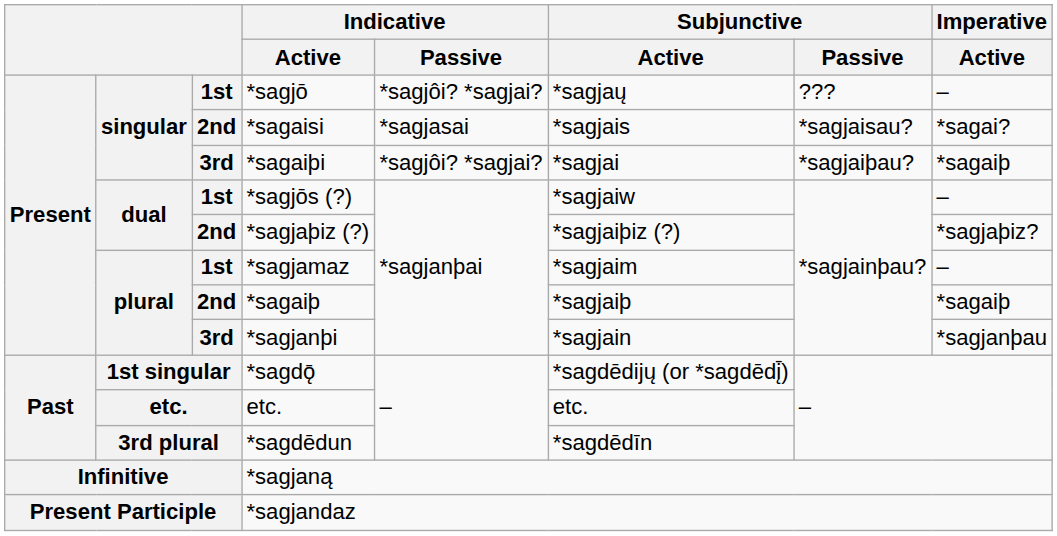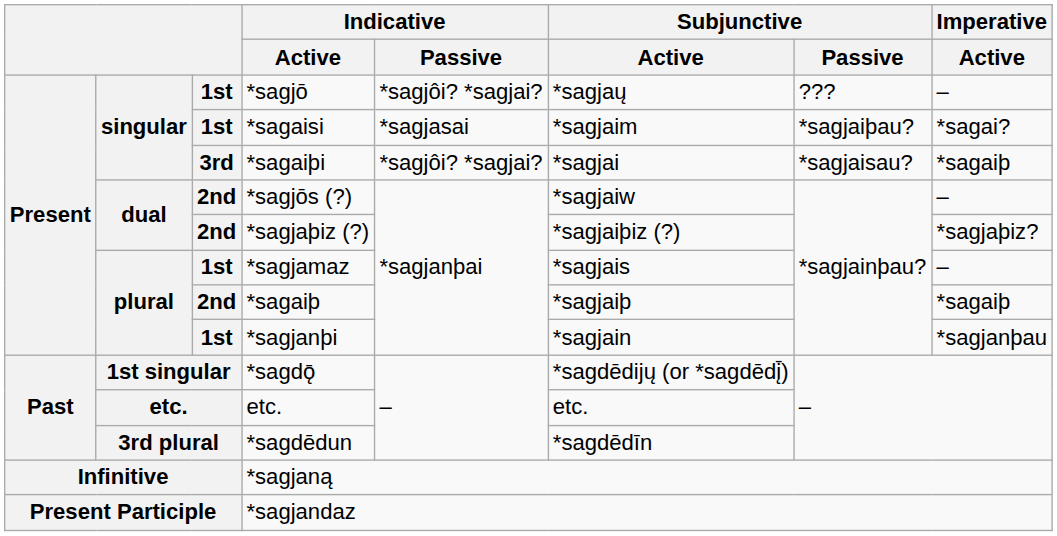(217, 127) 2nd -> (217, 127) 1st
(591, 127) *sagjais -> (595, 127) *sagjaim
(856, 127) *sagjaisau? -> (856, 127) *sagjaiþau?
(856, 162) *sagjaiþau? -> (856, 162) *sagjaisau?
(217, 197) 1st -> (217, 197) 2nd
(595, 267) *sagjaim -> (591, 267) *sagjais
(217, 337) 3rd -> (217, 337) 1st
